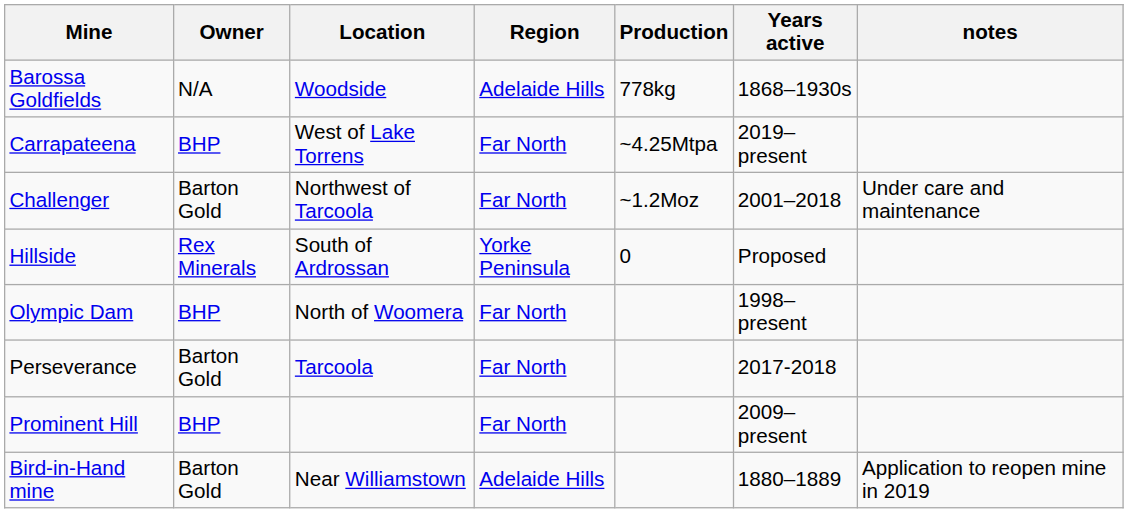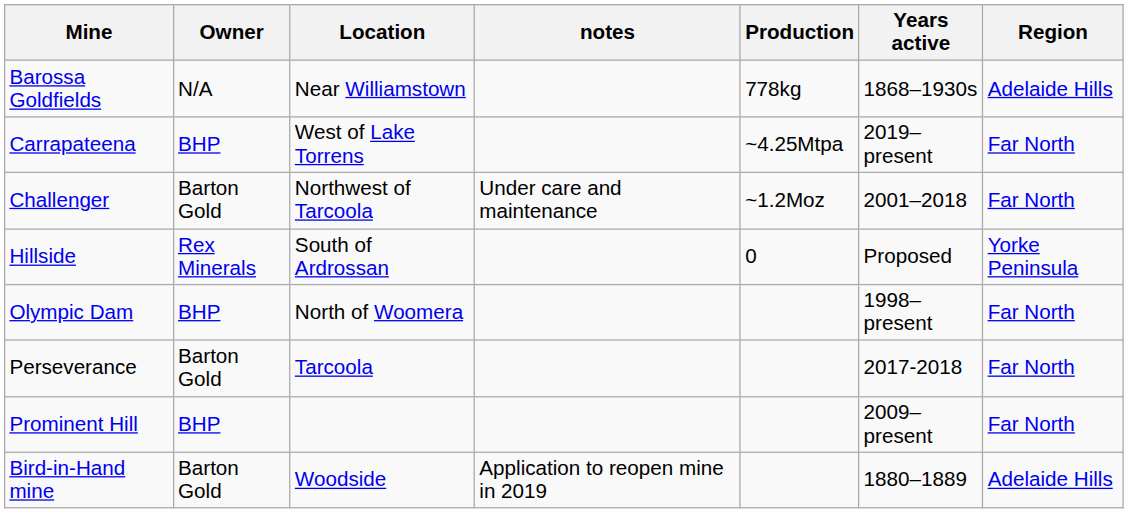columns swapped: (545, 32) <-> (990, 32)
(341, 88) Woodside -> (380, 88) Near Williamstown
(380, 480) Near Williamstown -> (341, 480) Woodside
